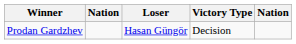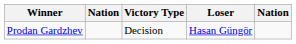columns swapped: (222, 13) <-> (156, 13)
